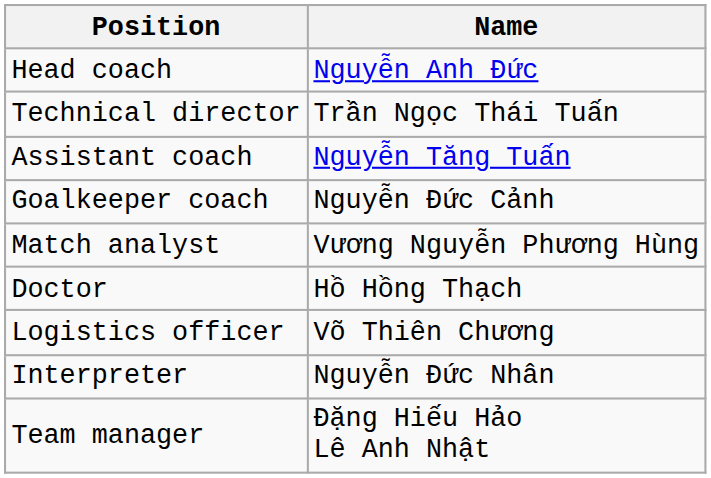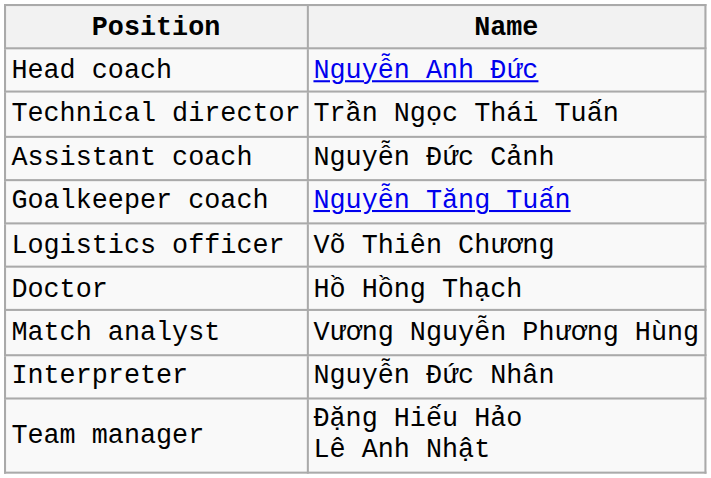(442, 158) Nguyễn Tăng Tuấn -> (434, 158) Nguyễn Đức Cảnh
(434, 201) Nguyễn Đức Cảnh -> (442, 201) Nguyễn Tăng Tuấn
rows swapped: (116, 245) <-> (148, 332)
